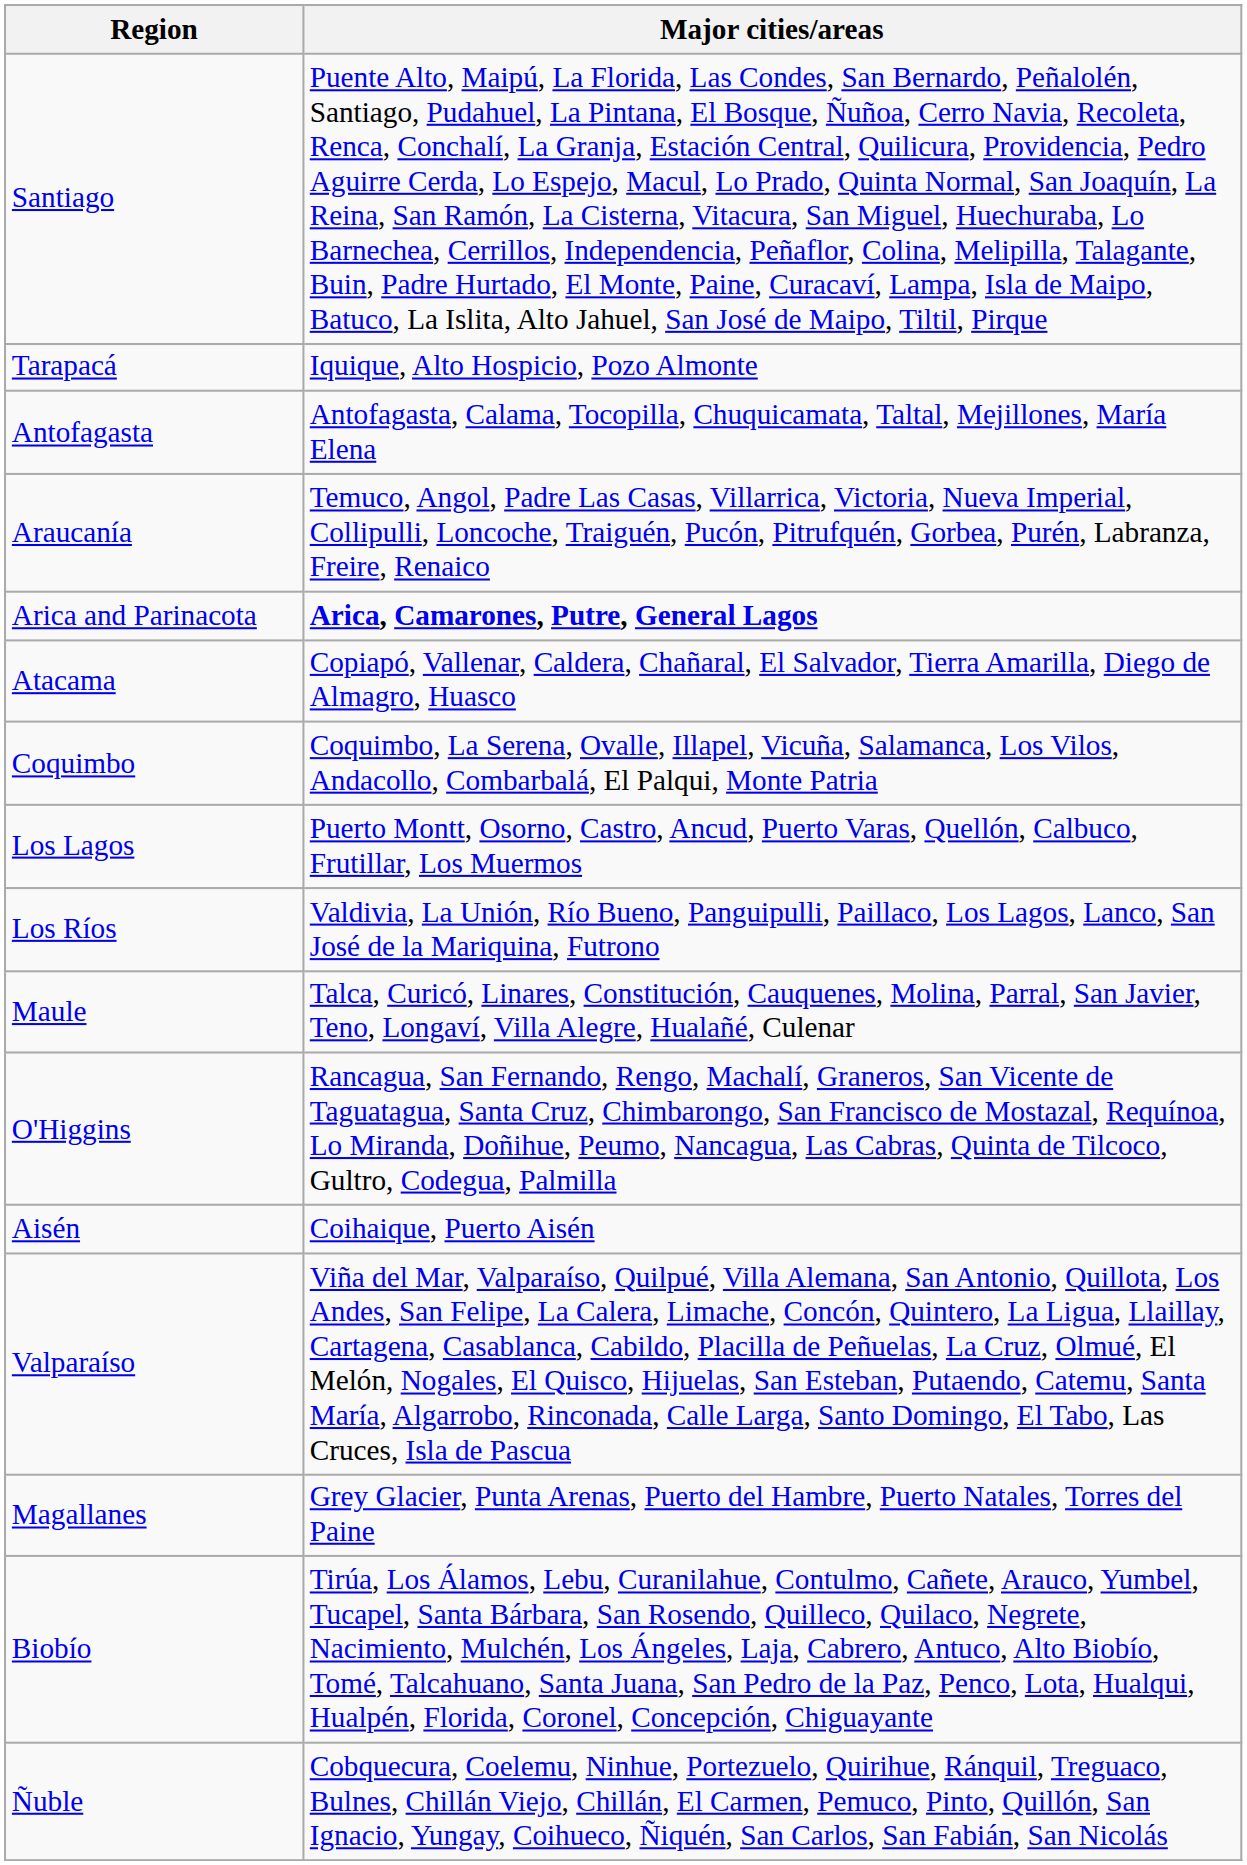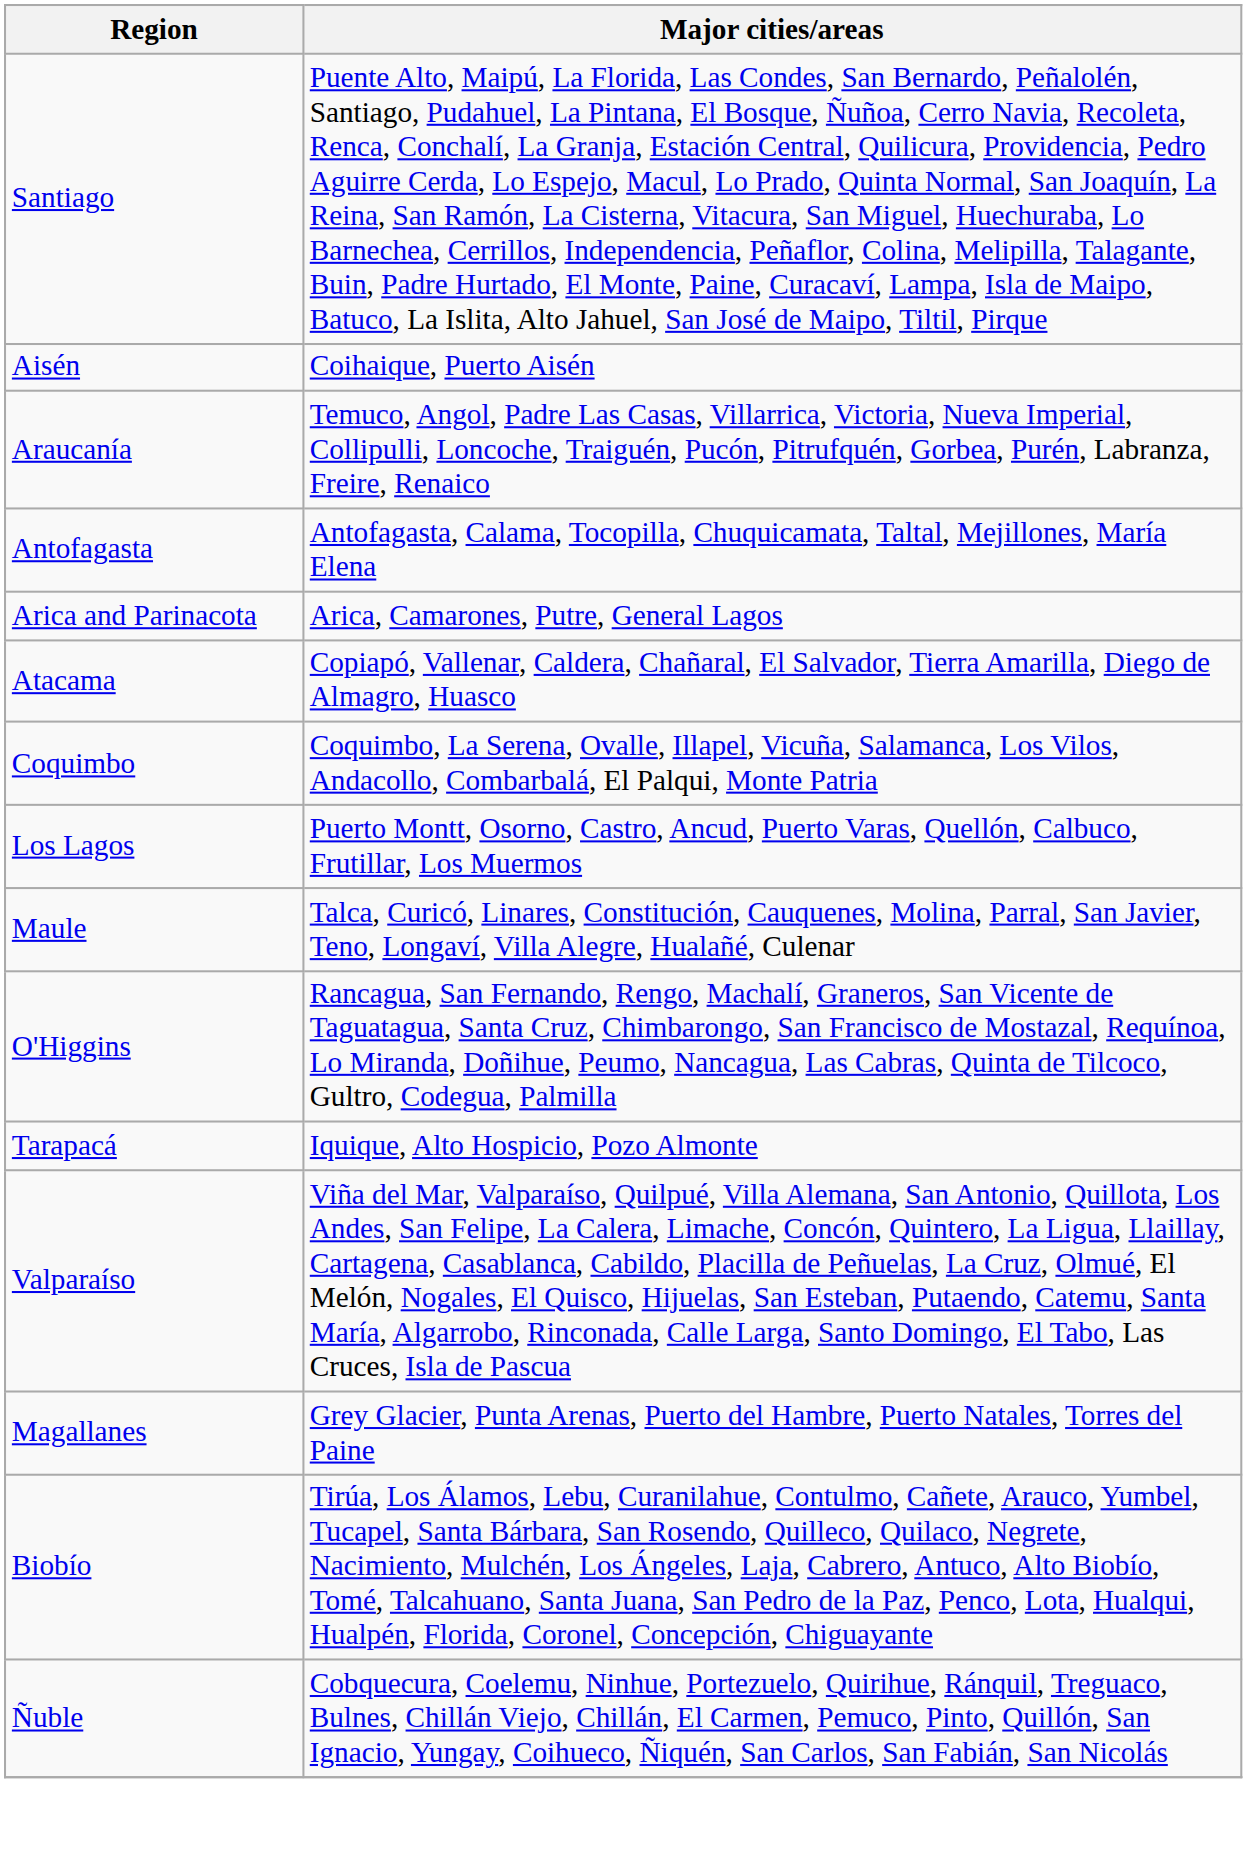rows swapped: (46, 1228) <-> (64, 366)
rows swapped: (82, 432) <-> (72, 532)
(564, 615) bold -> (546, 615) normal
- row: (64, 928)
